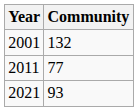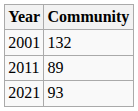(56, 67) 77 -> (56, 67) 89
